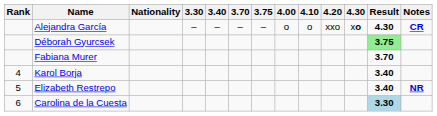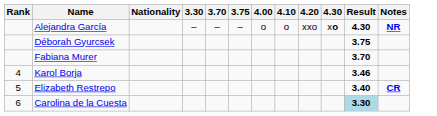- column: (217, 12)
(417, 27) CR -> (394, 27) NR
(384, 42) lightgreen background -> (361, 42) no background
(384, 73) 3.40 -> (361, 73) 3.46
(417, 88) NR -> (394, 88) CR
